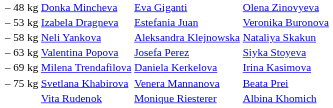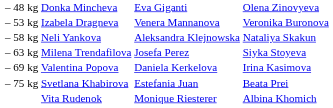(166, 22) Estefania Juan -> (177, 22) Venera Mannanova
(80, 52) Valentina Popova -> (86, 52) Milena Trendafilova
(86, 68) Milena Trendafilova -> (80, 68) Valentina Popova
(177, 83) Venera Mannanova -> (166, 83) Estefania Juan
